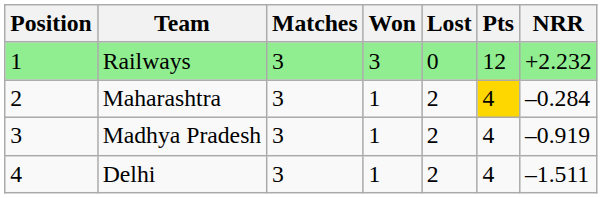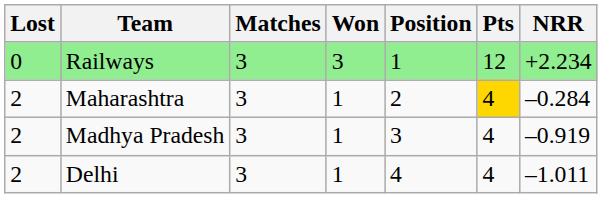columns swapped: (51, 23) <-> (449, 23)
(558, 60) +2.232 -> (558, 60) +2.234
(557, 173) –1.511 -> (557, 173) –1.011
